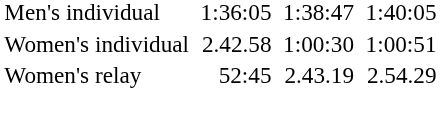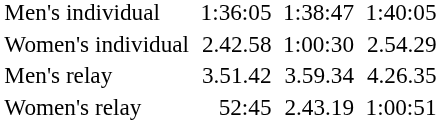(401, 44) 1:00:51 -> (402, 44) 2.54.29
+ row: (58, 75)
(402, 75) 2.54.29 -> (401, 107) 1:00:51
